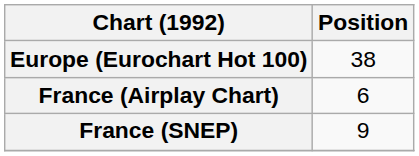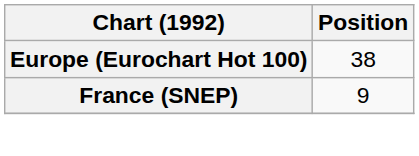- row: (159, 95)
